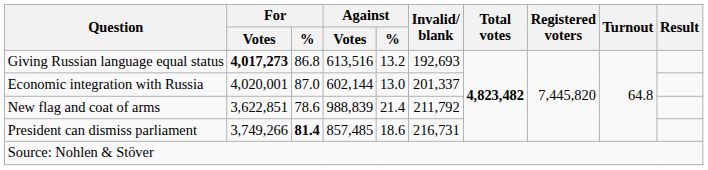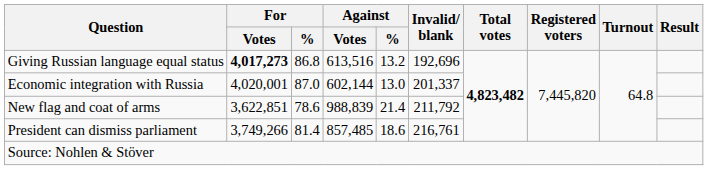(436, 61) 192,693 -> (436, 61) 192,696
(307, 130) bold -> (307, 130) normal
(436, 130) 216,731 -> (436, 130) 216,761
